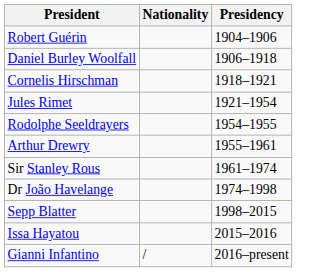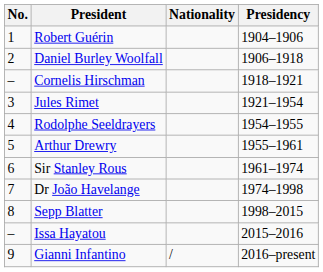+ column: (18, 15)
